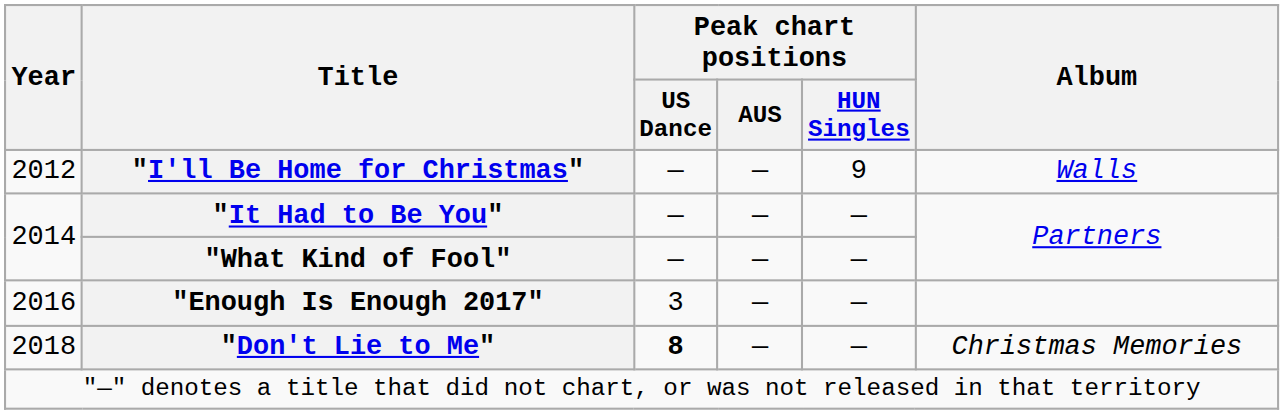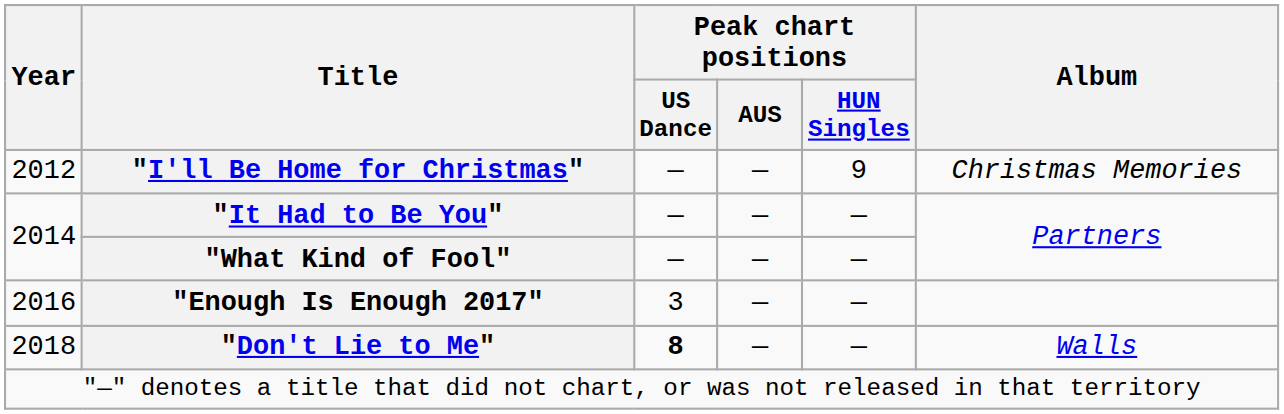(1097, 172) Walls -> (1097, 172) Christmas Memories
(1097, 347) Christmas Memories -> (1097, 347) Walls
